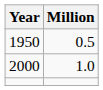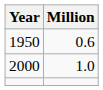(85, 41) 0.5 -> (85, 41) 0.6
